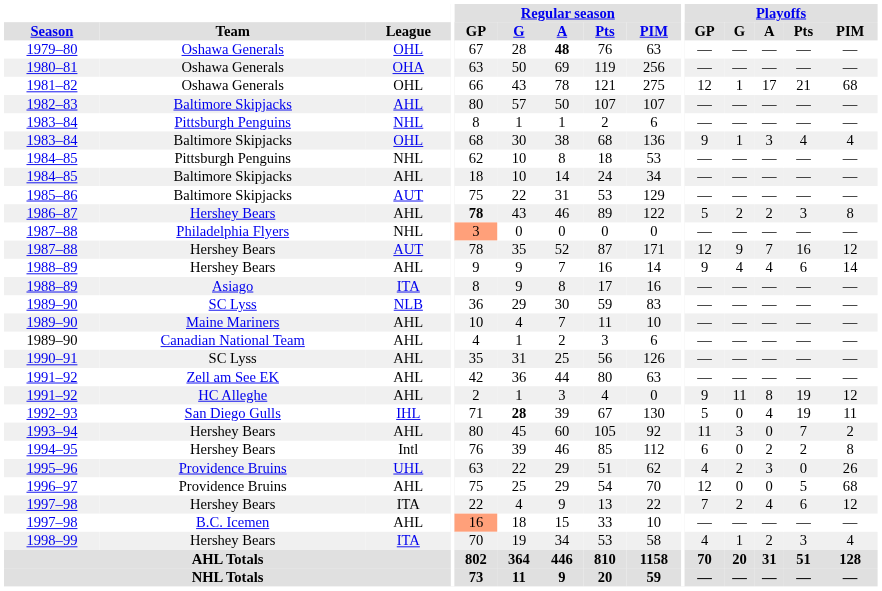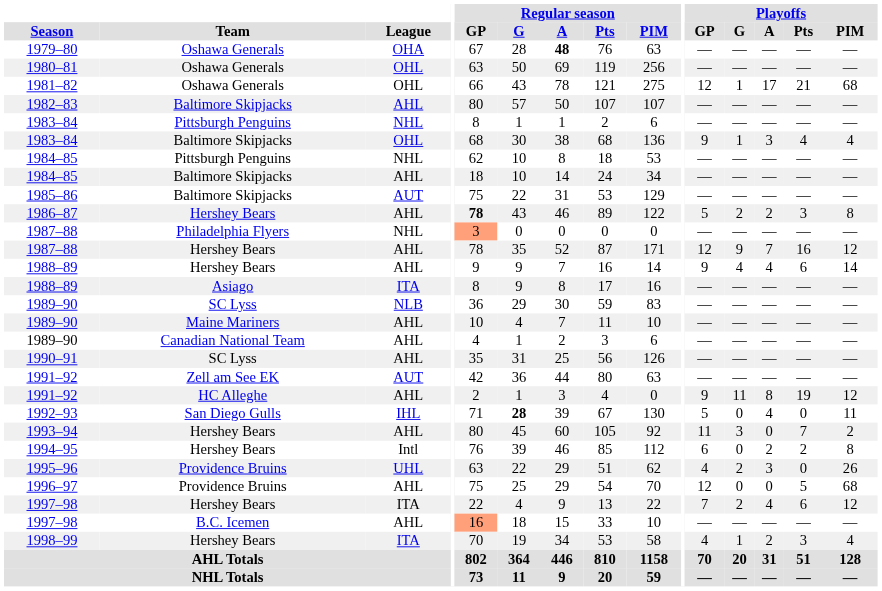(408, 49) OHL -> (408, 49) OHA
(408, 67) OHA -> (408, 67) OHL
(408, 249) AUT -> (408, 249) AHL
(408, 377) AHL -> (408, 377) AUT
(803, 413) 19 -> (803, 413) 0
